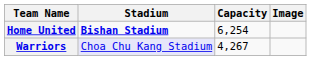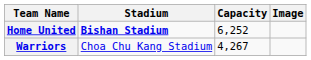(233, 30) 6,254 -> (233, 30) 6,252
(146, 47) lavender background -> (146, 47) no background
